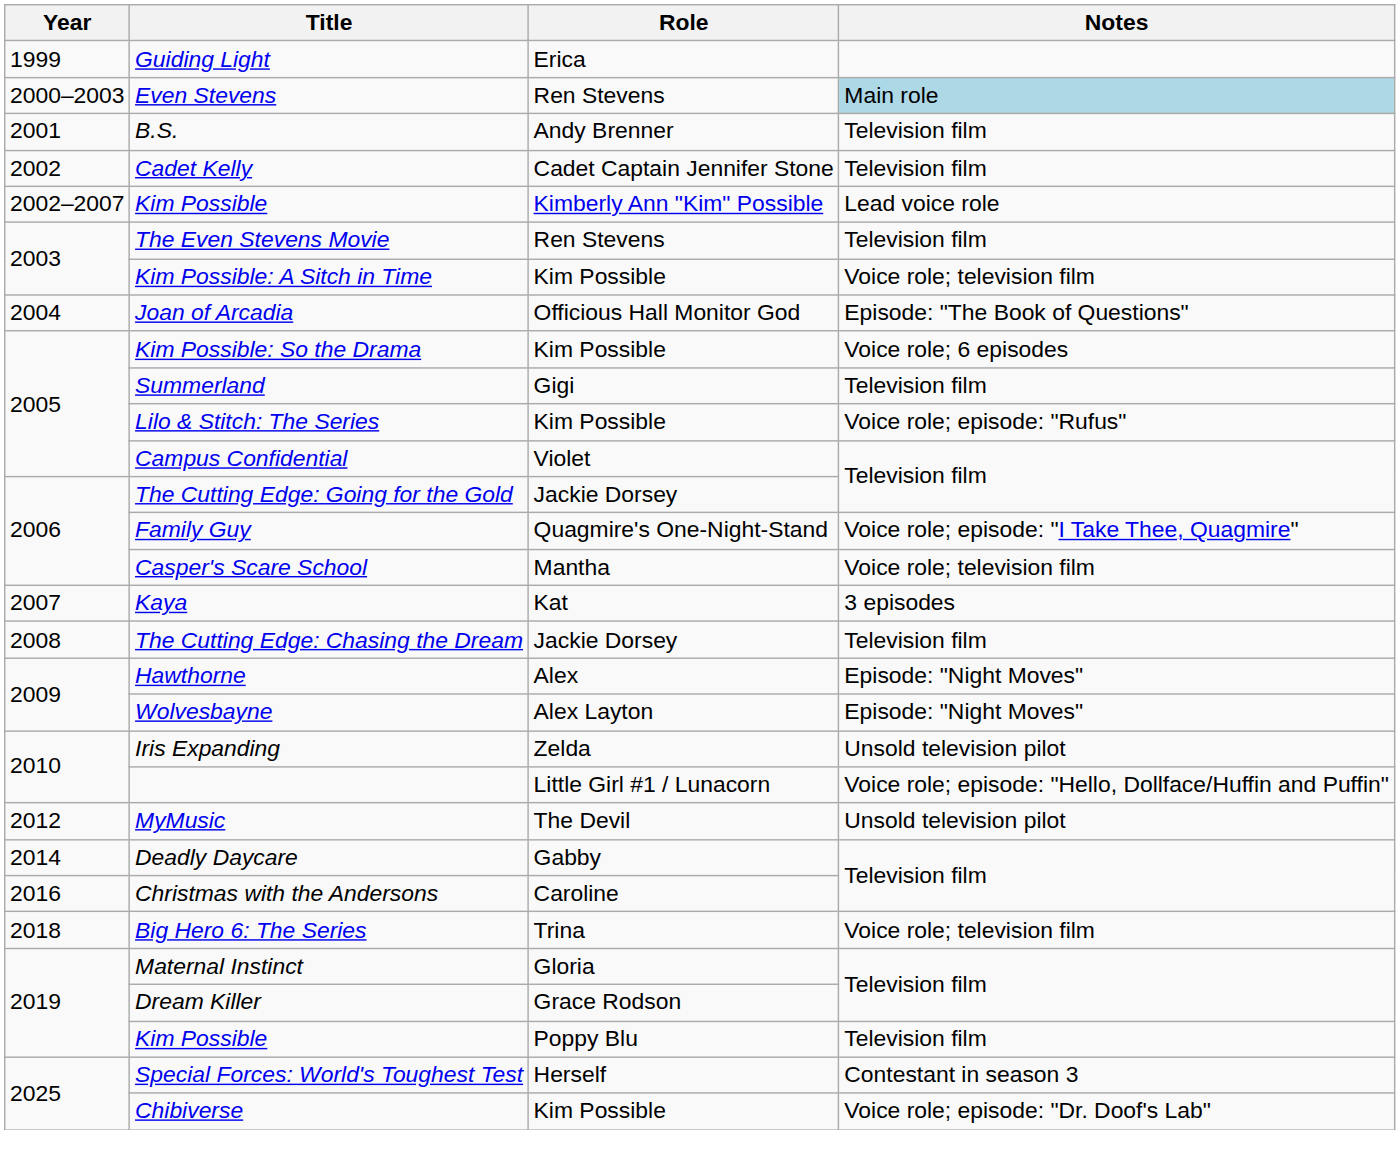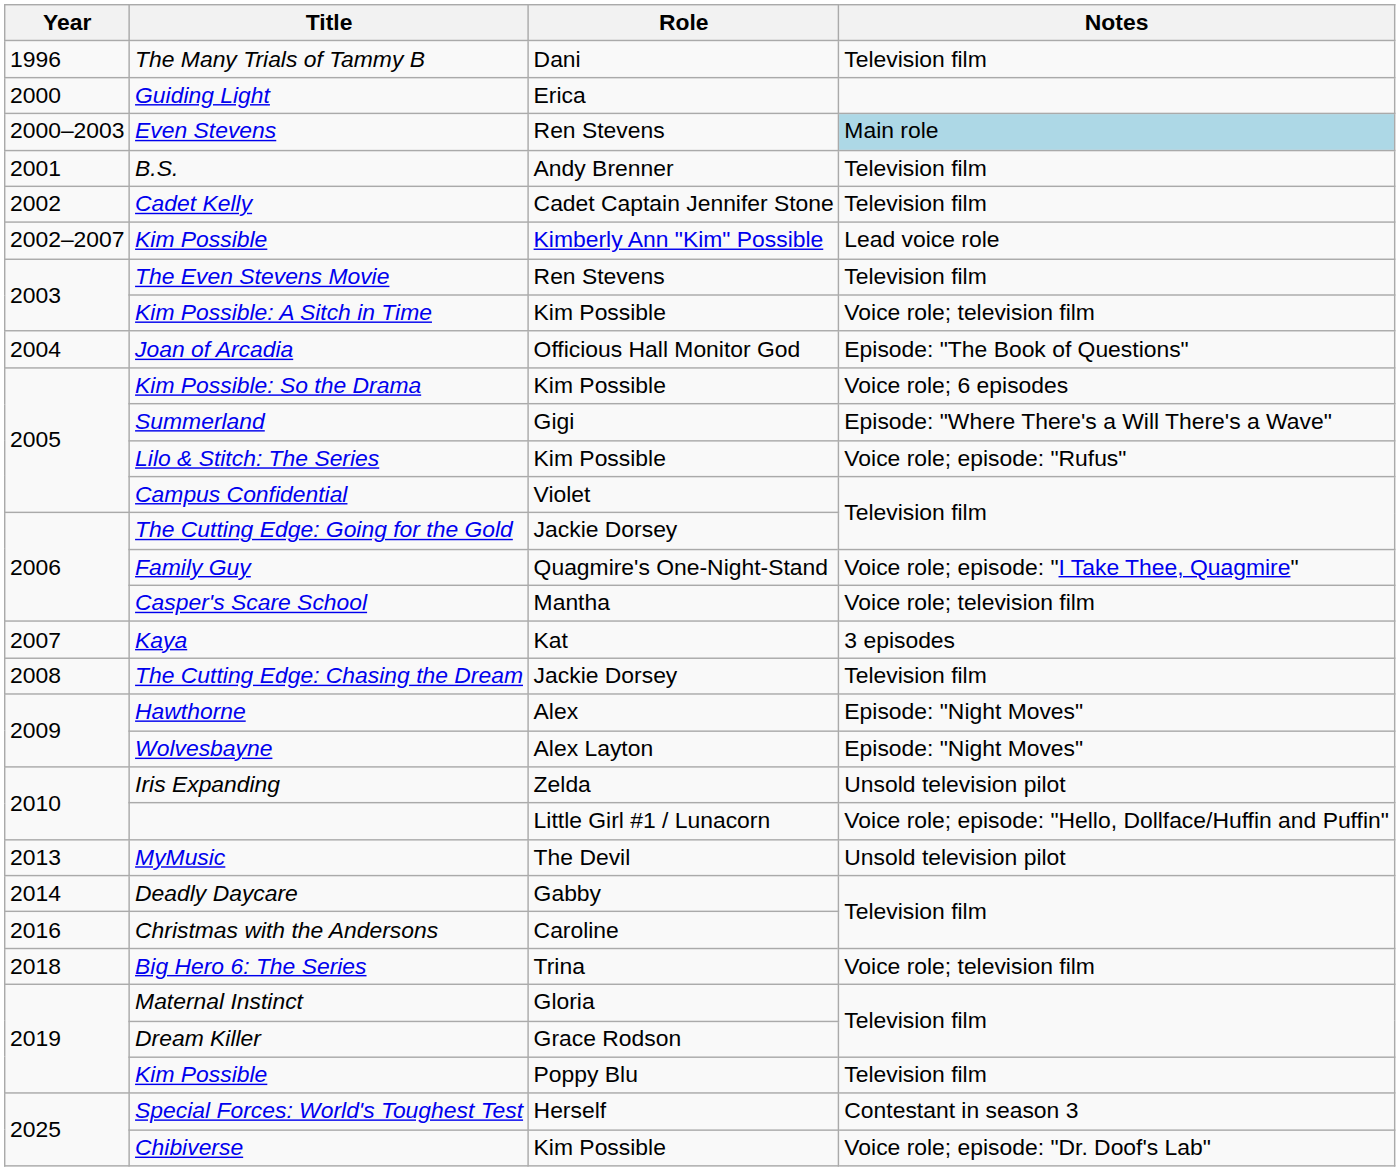+ row: (280, 58)
(35, 58) 1999 -> (35, 95) 2000
(916, 385) Television film -> (1088, 421) Episode: "Where There's a Will There's a Wave"
(35, 820) 2012 -> (35, 857) 2013
